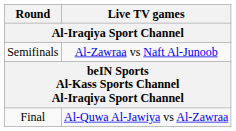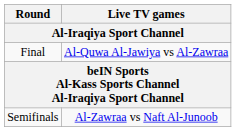rows swapped: (33, 52) <-> (33, 117)
